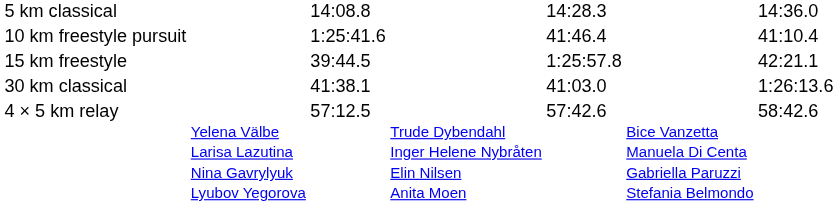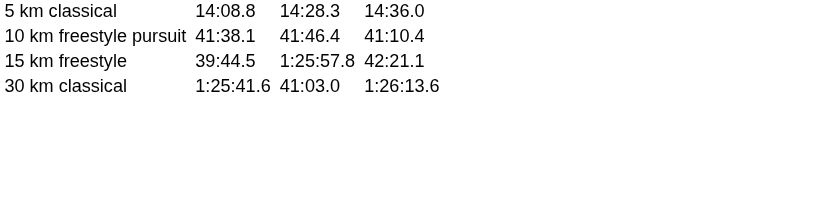(348, 36) 1:25:41.6 -> (225, 36) 41:38.1
(340, 86) 41:38.1 -> (233, 86) 1:25:41.6
- row: (61, 110)
